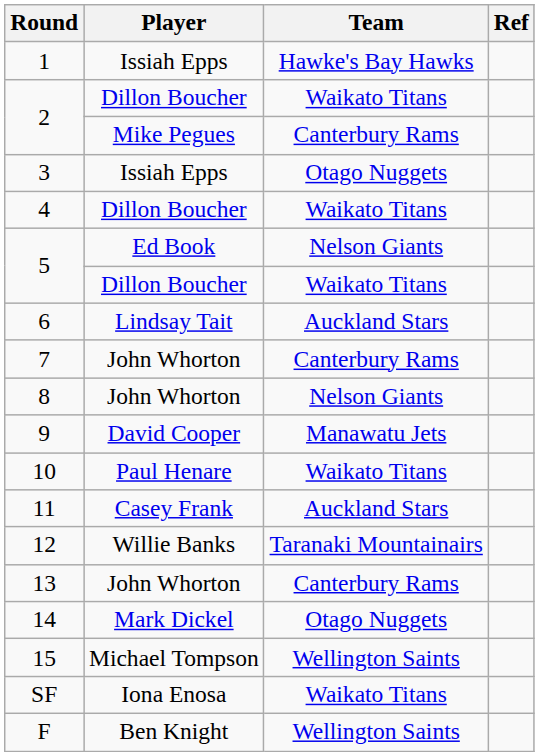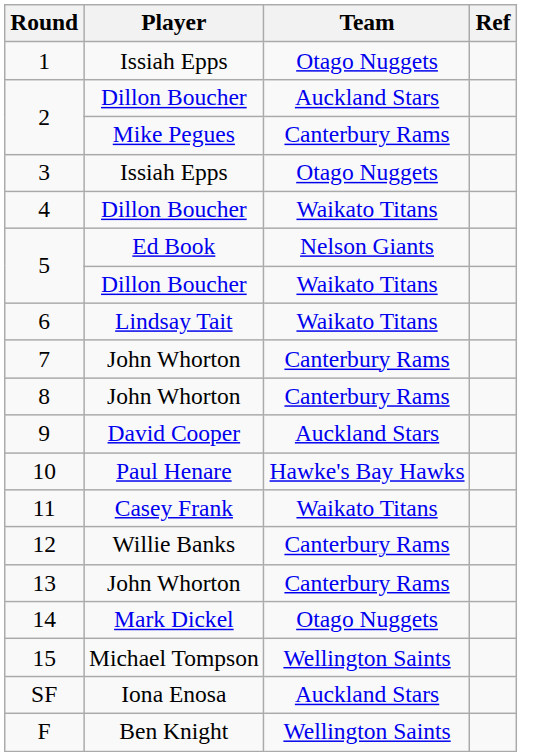(376, 60) Hawke's Bay Hawks -> (367, 60) Otago Nuggets
(376, 97) Waikato Titans -> (367, 97) Auckland Stars
(376, 321) Auckland Stars -> (367, 321) Waikato Titans
(376, 396) Nelson Giants -> (367, 396) Canterbury Rams
(376, 433) Manawatu Jets -> (367, 433) Auckland Stars
(376, 470) Waikato Titans -> (367, 470) Hawke's Bay Hawks
(376, 508) Auckland Stars -> (367, 508) Waikato Titans
(376, 545) Taranaki Mountainairs -> (367, 545) Canterbury Rams
(376, 694) Waikato Titans -> (367, 694) Auckland Stars
